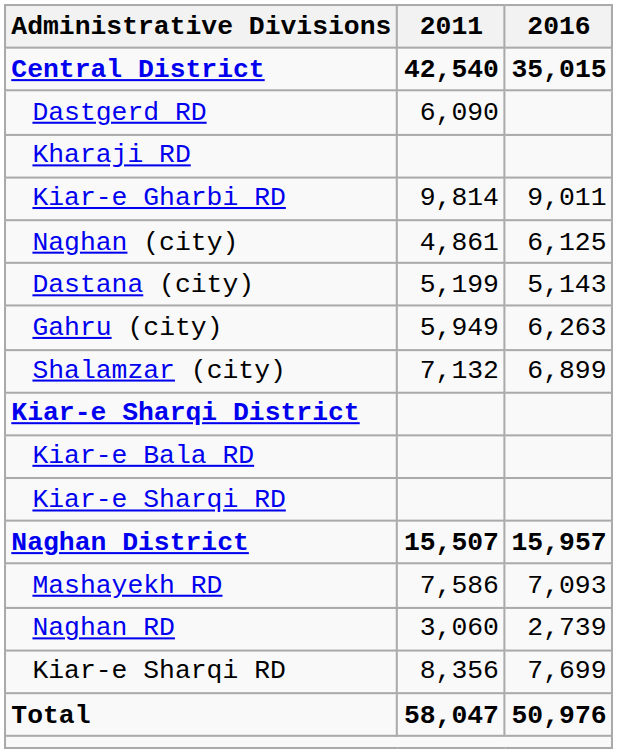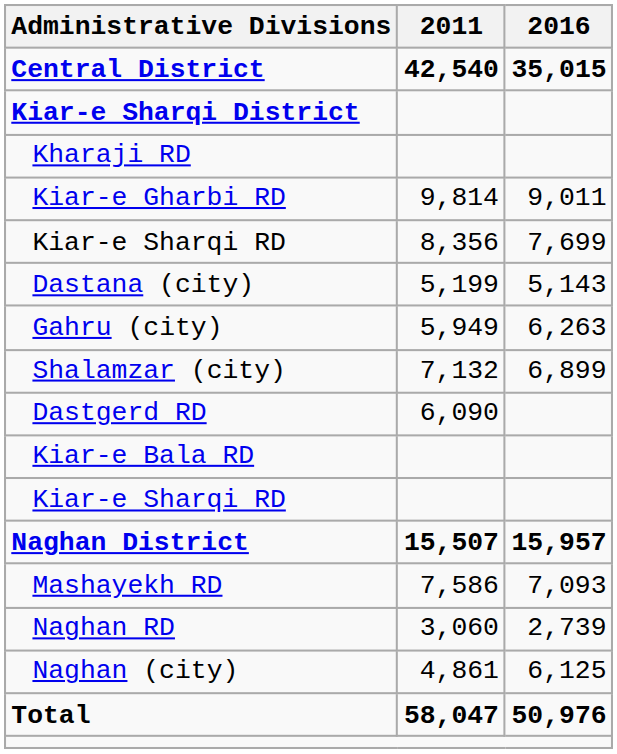rows swapped: (120, 113) <-> (186, 414)
rows swapped: (159, 672) <-> (135, 242)
